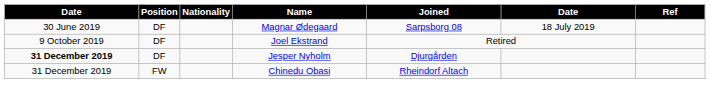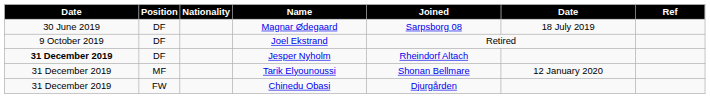(434, 56) Djurgården -> (434, 56) Rheindorf Altach
+ row: (299, 71)
(434, 71) Rheindorf Altach -> (434, 86) Djurgården
